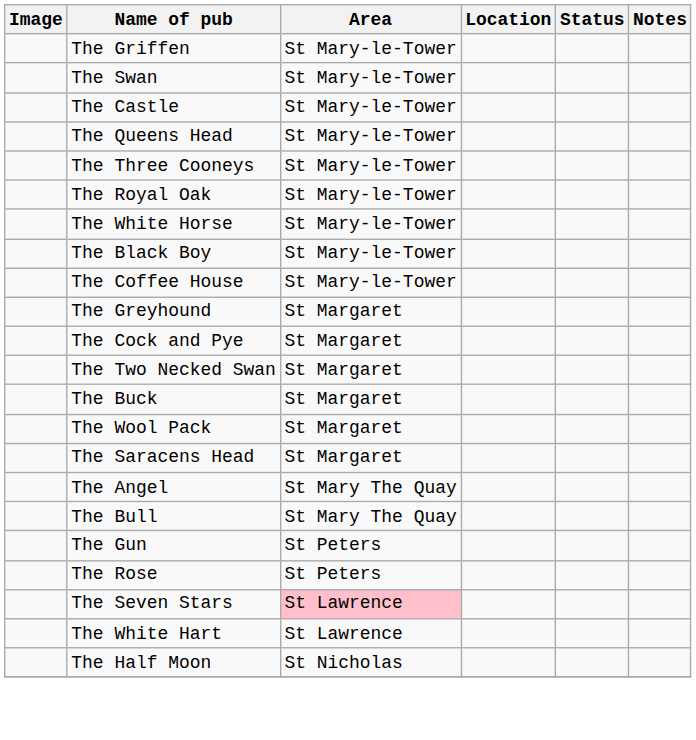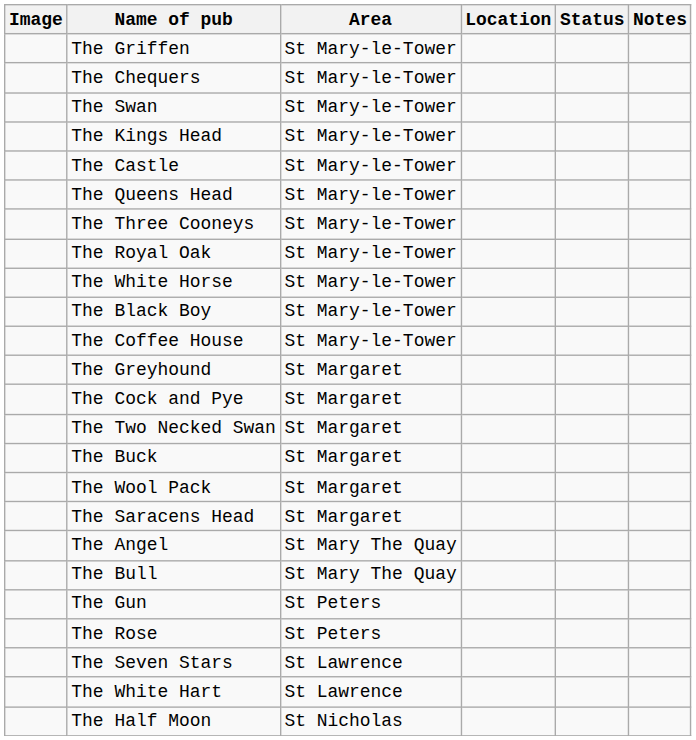+ row: (136, 78)
+ row: (147, 136)
(344, 604) pink background -> (344, 663) no background
